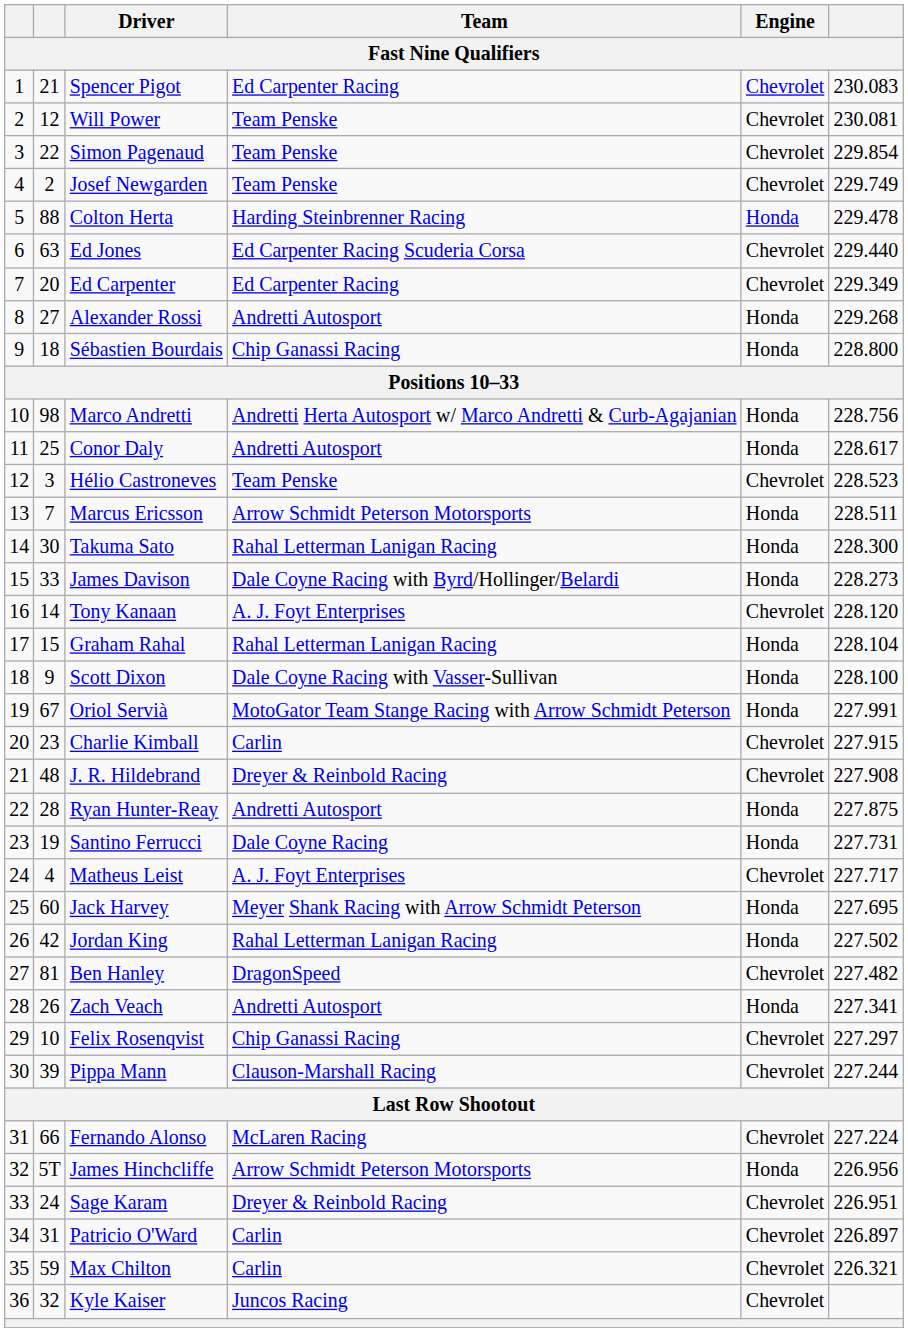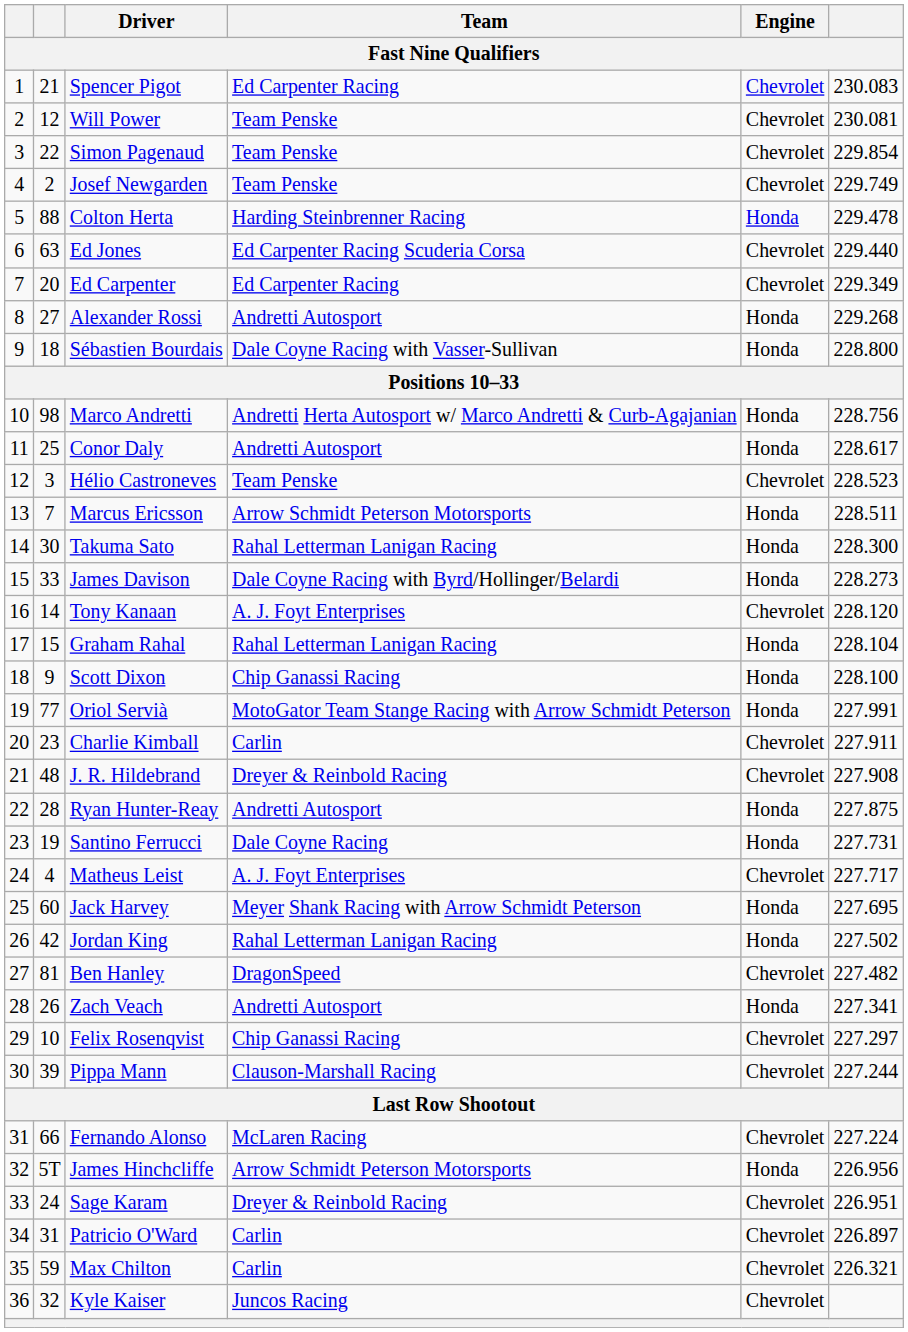(316, 349) Chip Ganassi Racing -> (395, 349) Dale Coyne Racing with Vasser-Sullivan
(395, 677) Dale Coyne Racing with Vasser-Sullivan -> (316, 677) Chip Ganassi Racing
(49, 710) 67 -> (49, 710) 77
(866, 743) 227.915 -> (866, 743) 227.911
